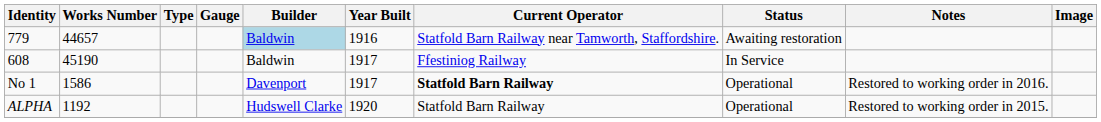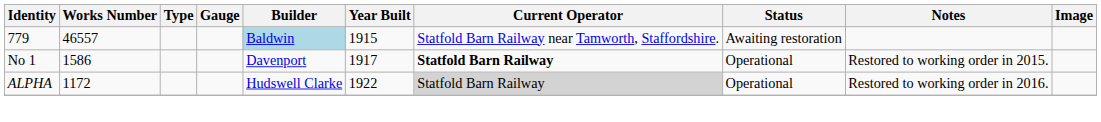(80, 38) 44657 -> (80, 38) 46557
(363, 38) 1916 -> (363, 38) 1915
- row: (18, 60)
(948, 83) Restored to working order in 2016. -> (948, 60) Restored to working order in 2015.
(77, 106) 1192 -> (77, 83) 1172
(363, 106) 1920 -> (363, 83) 1922
(481, 106) no background -> (481, 83) lightgrey background
(948, 106) Restored to working order in 2015. -> (948, 83) Restored to working order in 2016.
